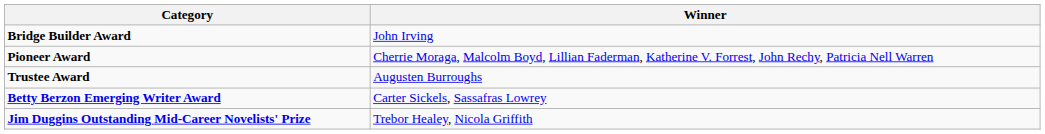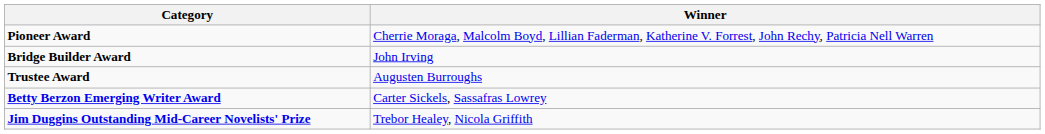rows swapped: (69, 35) <-> (49, 56)
